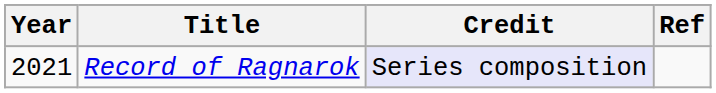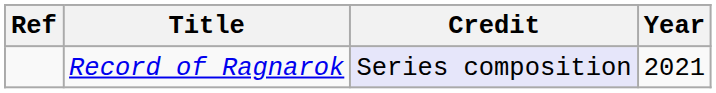columns swapped: (42, 26) <-> (682, 26)
